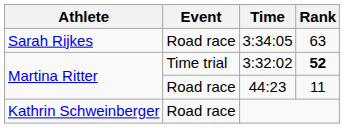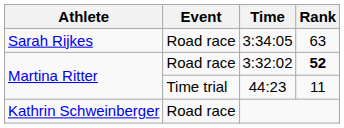(197, 64) Time trial -> (201, 64) Road race
(201, 88) Road race -> (197, 88) Time trial
